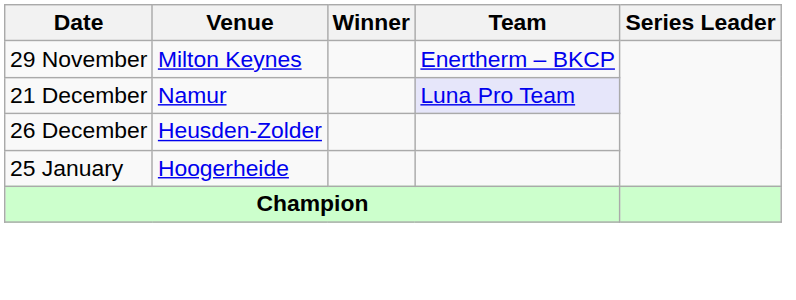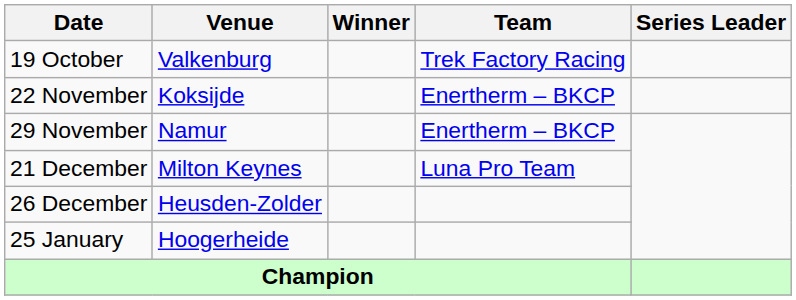+ row: (67, 58)
+ row: (79, 95)
(230, 58) Milton Keynes -> (192, 131) Namur
(192, 95) Namur -> (230, 167) Milton Keynes
(498, 95) lavender background -> (498, 167) no background
